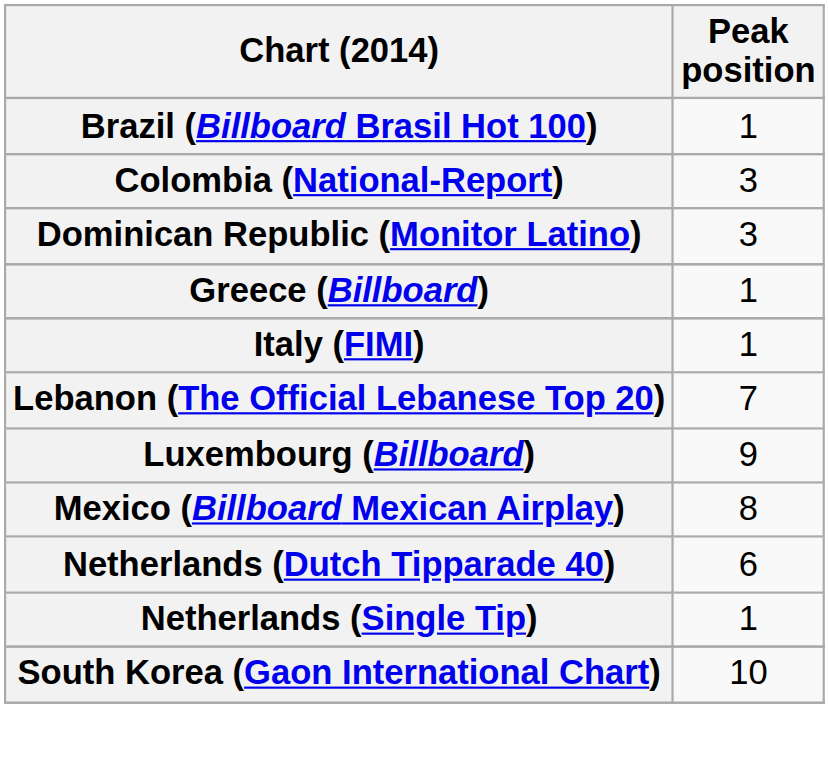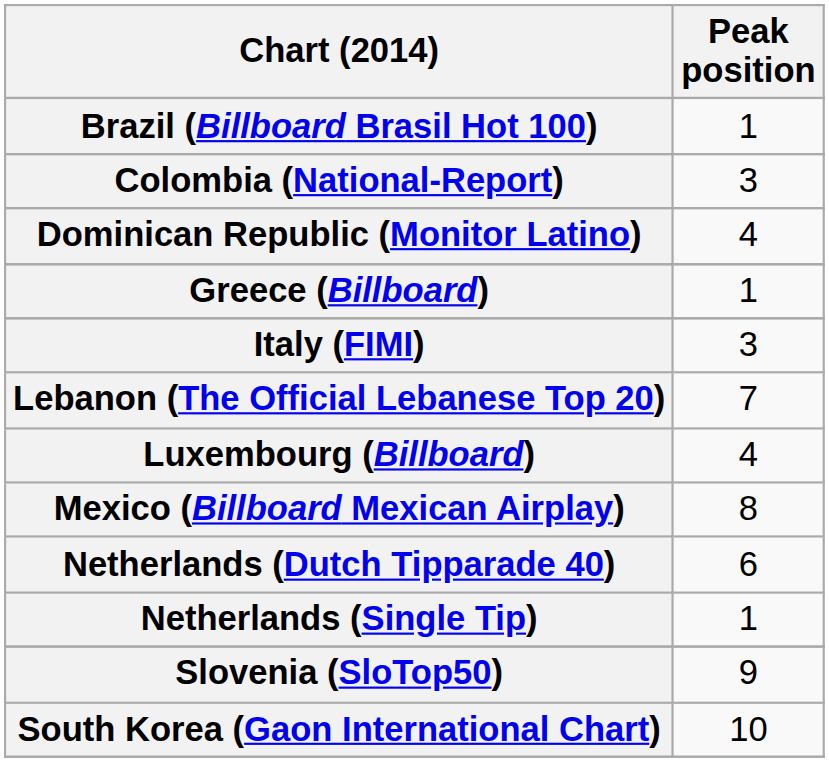(748, 235) 3 -> (748, 235) 4
(748, 344) 1 -> (748, 344) 3
(748, 454) 9 -> (748, 454) 4
+ row: (339, 673)
